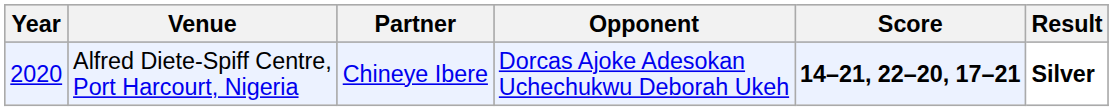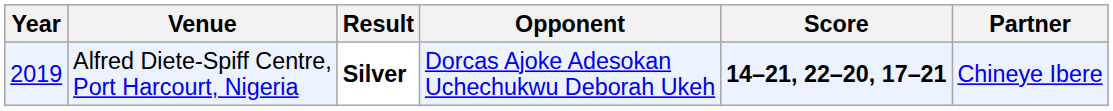columns swapped: (415, 24) <-> (1067, 24)
(36, 73) 2020 -> (36, 73) 2019
